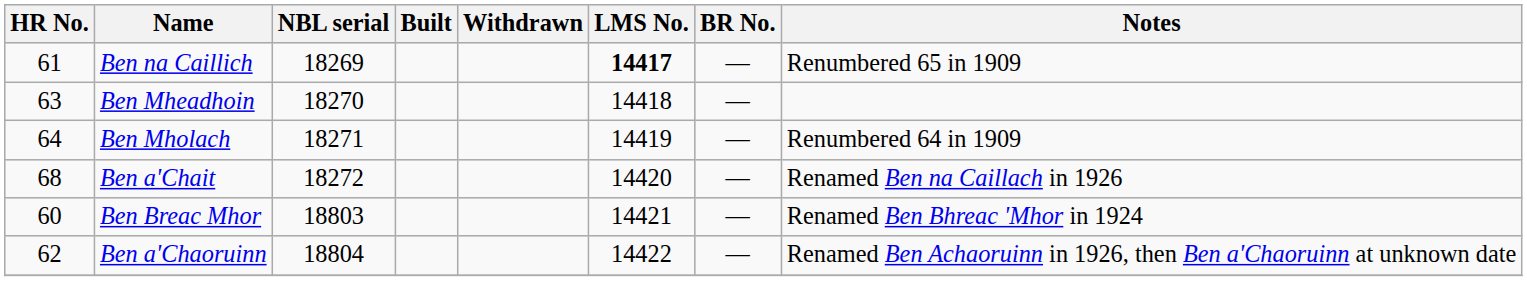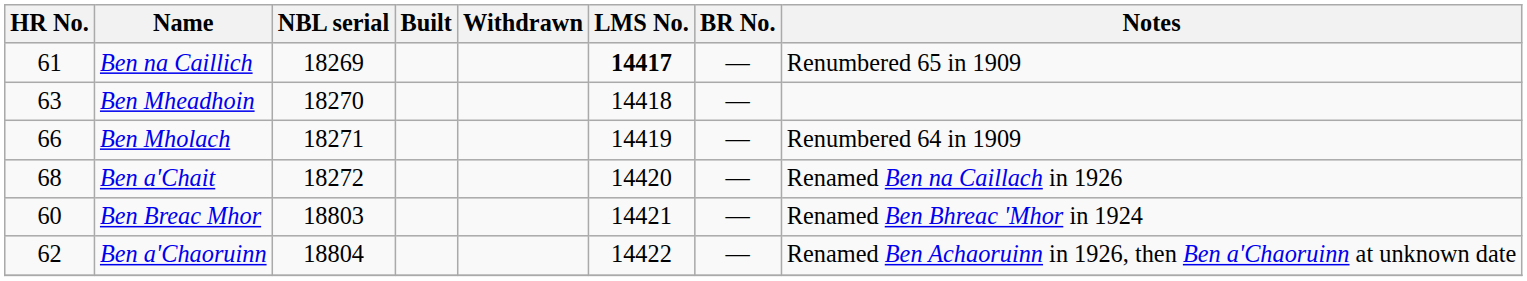(50, 139) 64 -> (50, 139) 66
